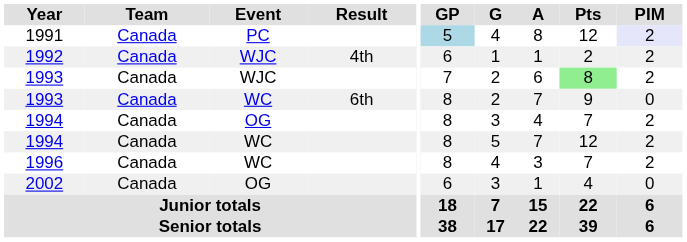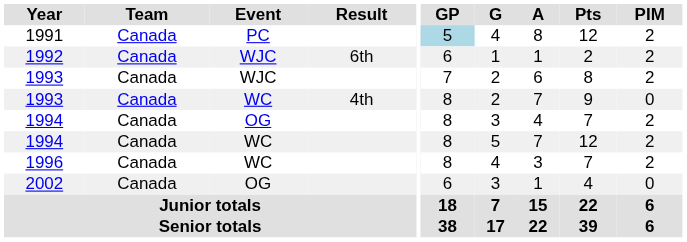(650, 35) lavender background -> (650, 35) no background
(362, 56) 4th -> (362, 56) 6th
(588, 78) lightgreen background -> (588, 78) no background
(362, 99) 6th -> (362, 99) 4th
